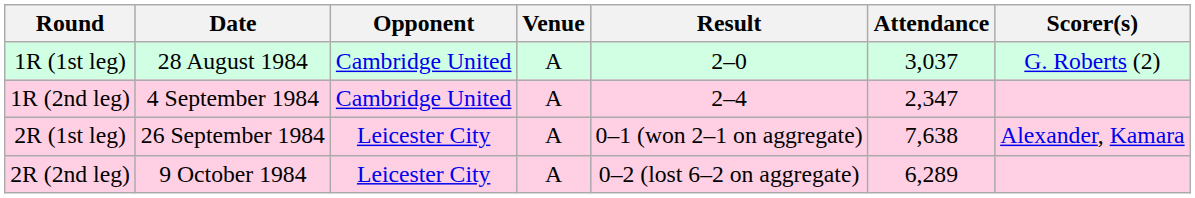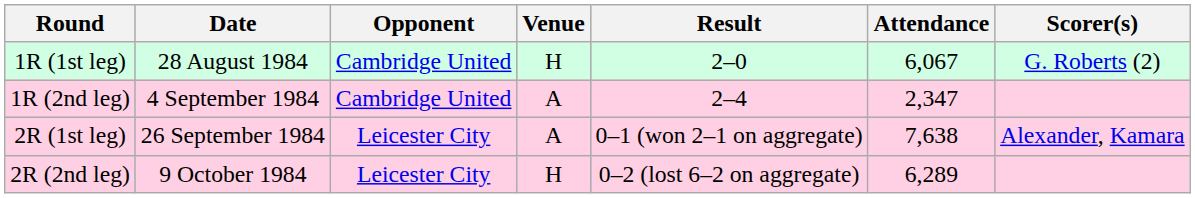(554, 60) A -> (554, 60) H
(931, 60) 3,037 -> (931, 60) 6,067
(554, 173) A -> (554, 173) H
